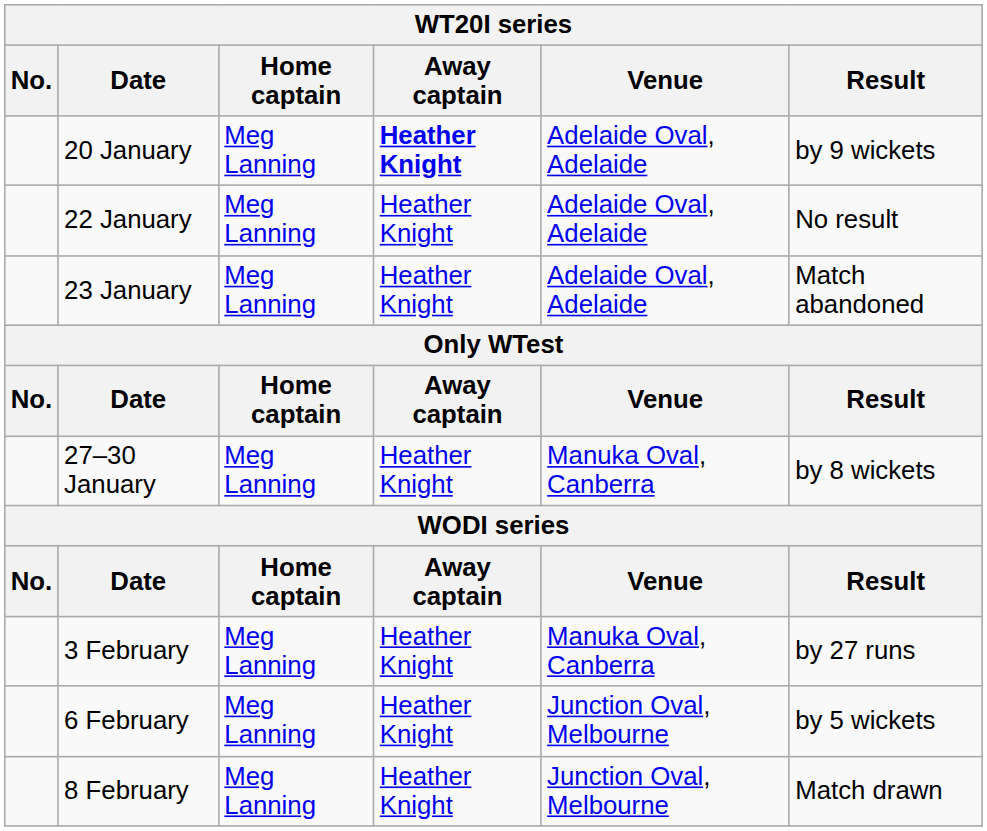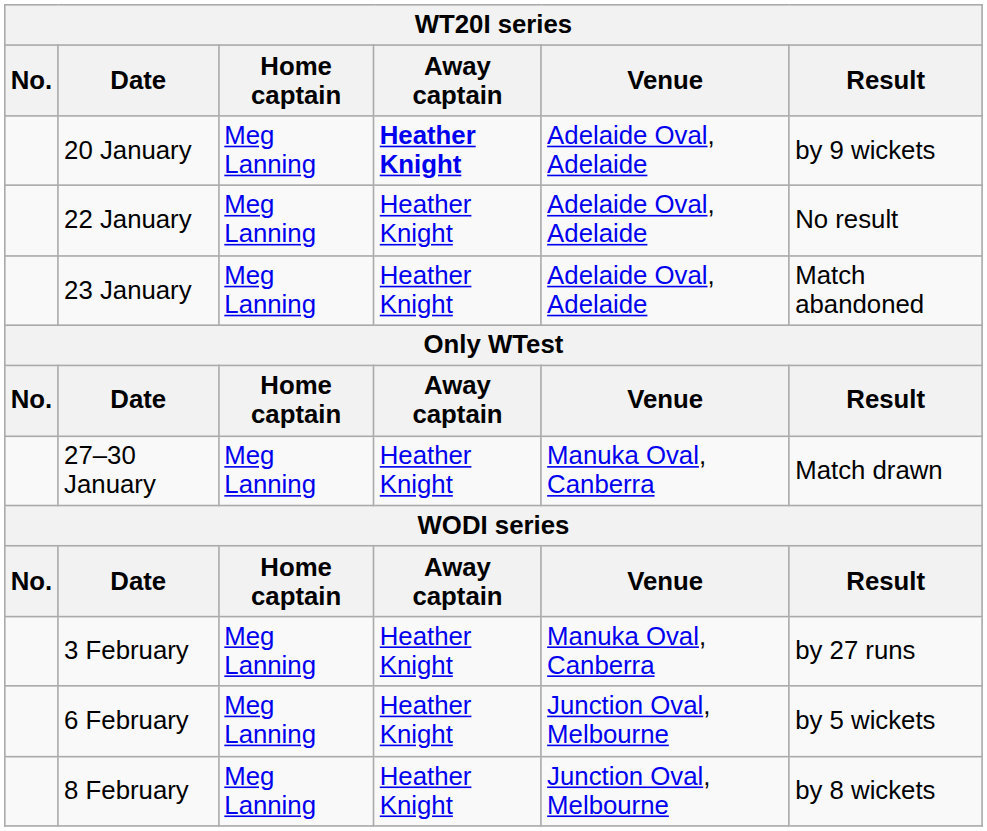(865, 470) by 8 wickets -> (869, 470) Match drawn
(869, 790) Match drawn -> (865, 790) by 8 wickets
